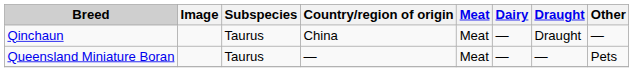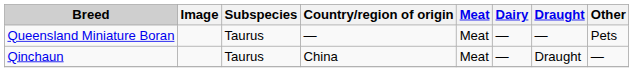rows swapped: (36, 35) <-> (91, 56)
